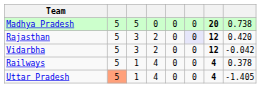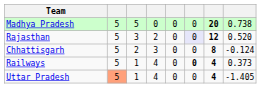(240, 37) 0.420 -> (240, 37) 0.520
- row: (26, 50)
+ row: (35, 50)
(194, 63) normal -> (194, 63) bold
(240, 63) 0.378 -> (240, 63) 0.373
